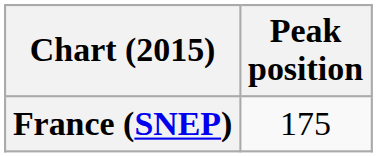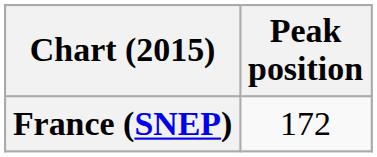(306, 123) 175 -> (306, 123) 172
